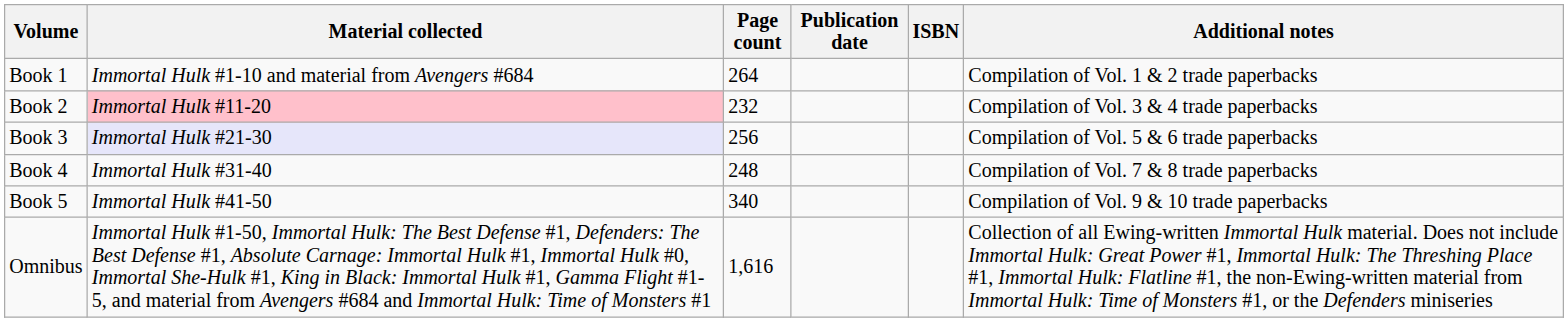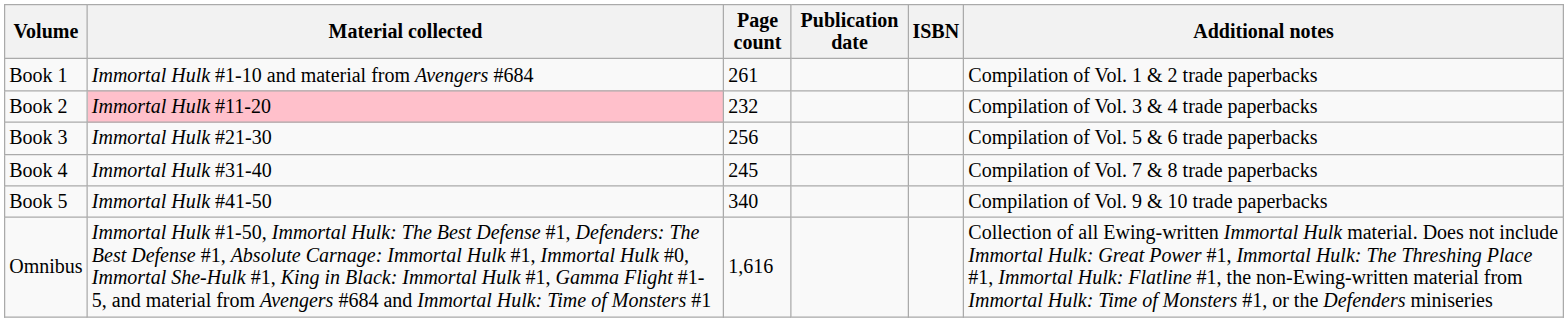(743, 74) 264 -> (743, 74) 261
(182, 138) lavender background -> (182, 138) no background
(743, 169) 248 -> (743, 169) 245
